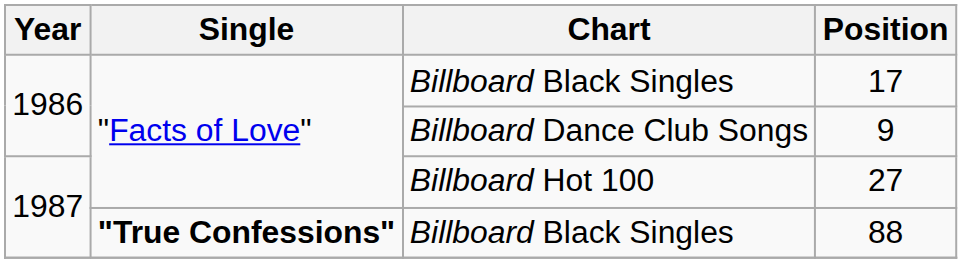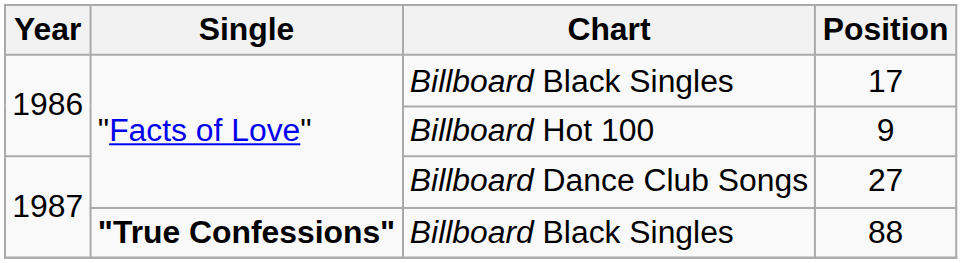(609, 130) Billboard Dance Club Songs -> (532, 130) Billboard Hot 100
(532, 181) Billboard Hot 100 -> (609, 181) Billboard Dance Club Songs
